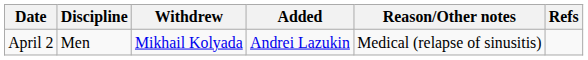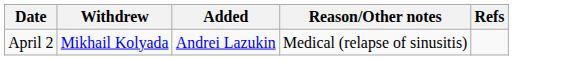- column: (94, 17)
